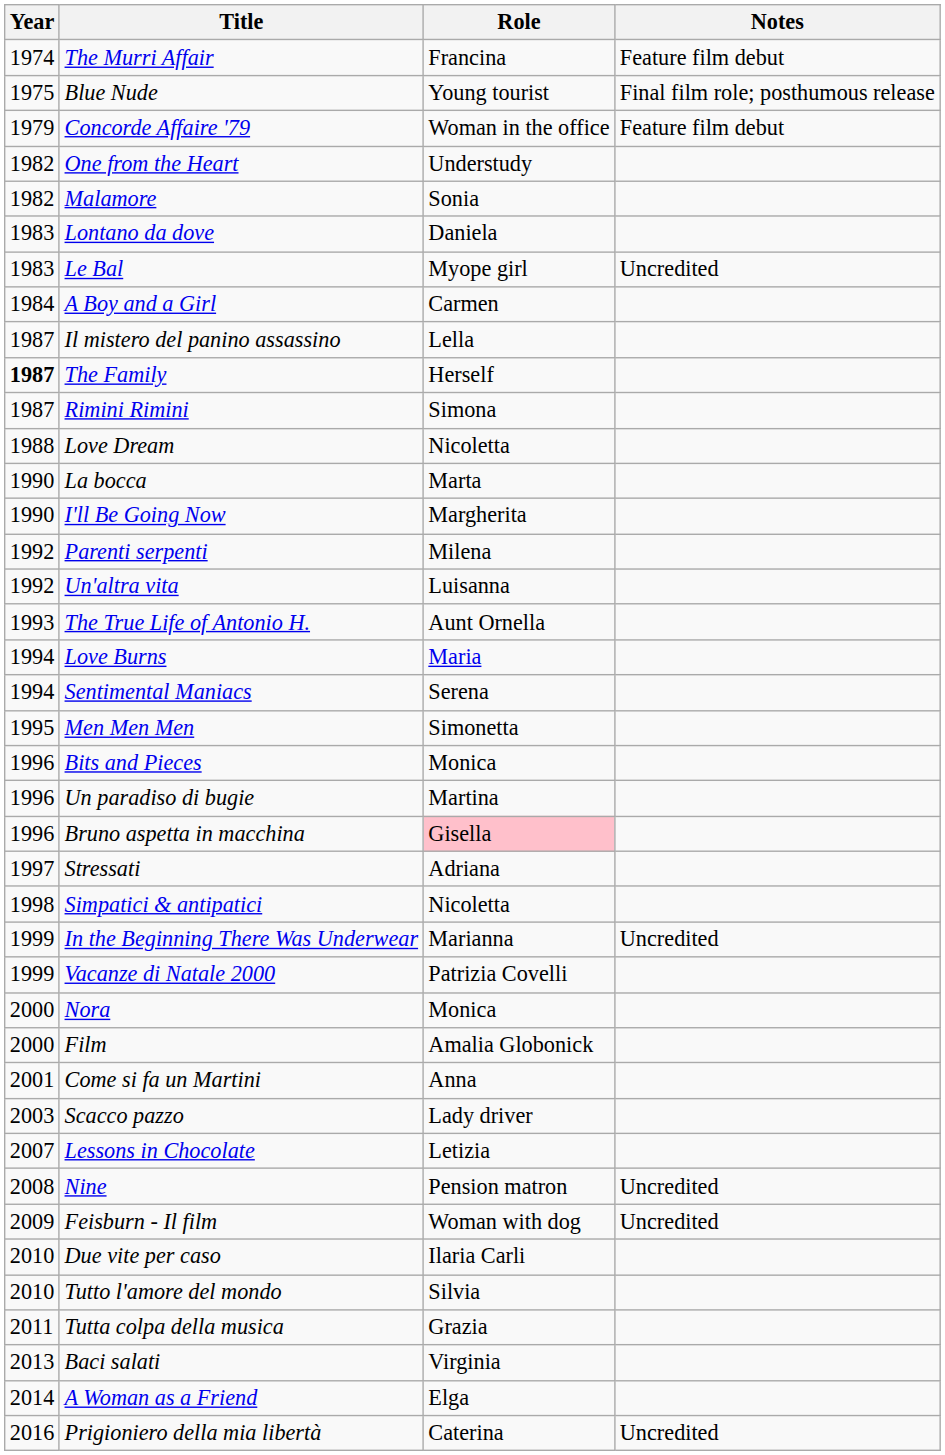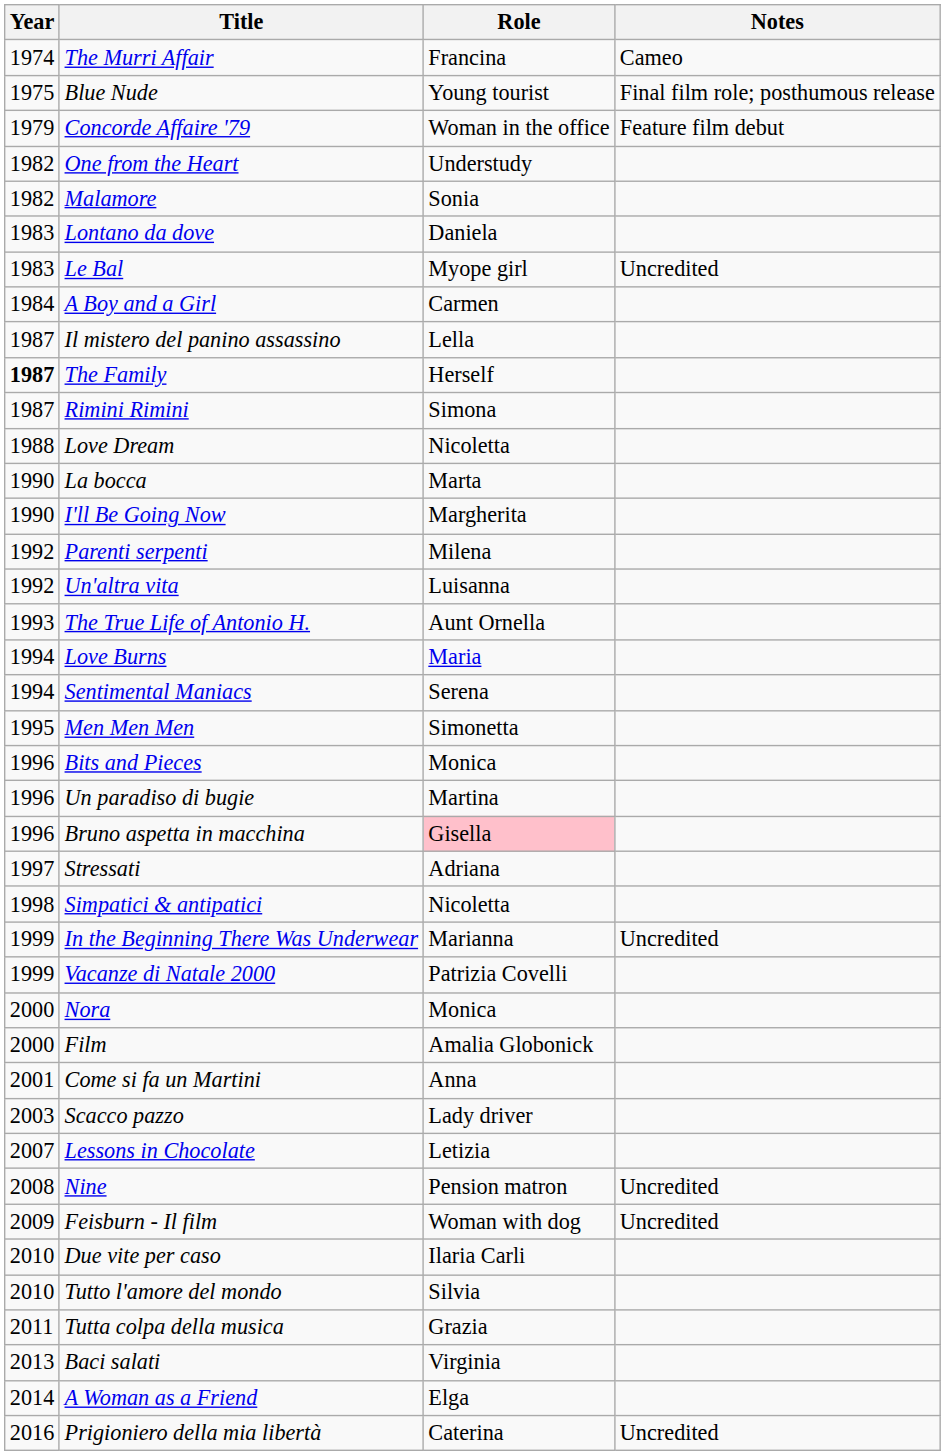(702, 57) Feature film debut -> (651, 57) Cameo
